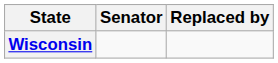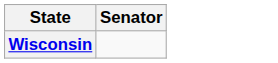- column: (220, 17)
